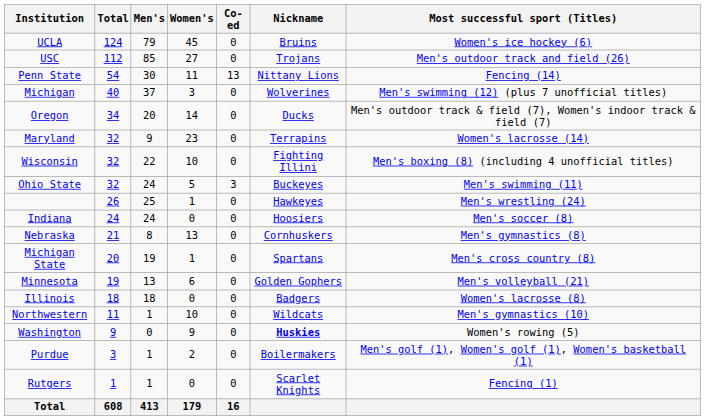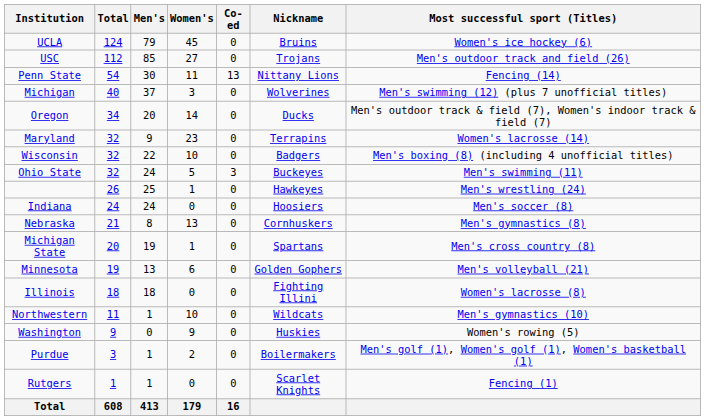(298, 162) Fighting Illini -> (298, 156) Badgers
(298, 298) Badgers -> (298, 292) Fighting Illini
(298, 332) bold -> (298, 332) normal
